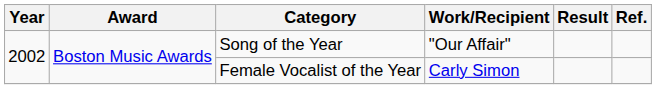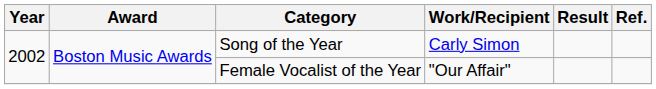(470, 44) "Our Affair" -> (474, 44) Carly Simon
(474, 70) Carly Simon -> (470, 70) "Our Affair"
